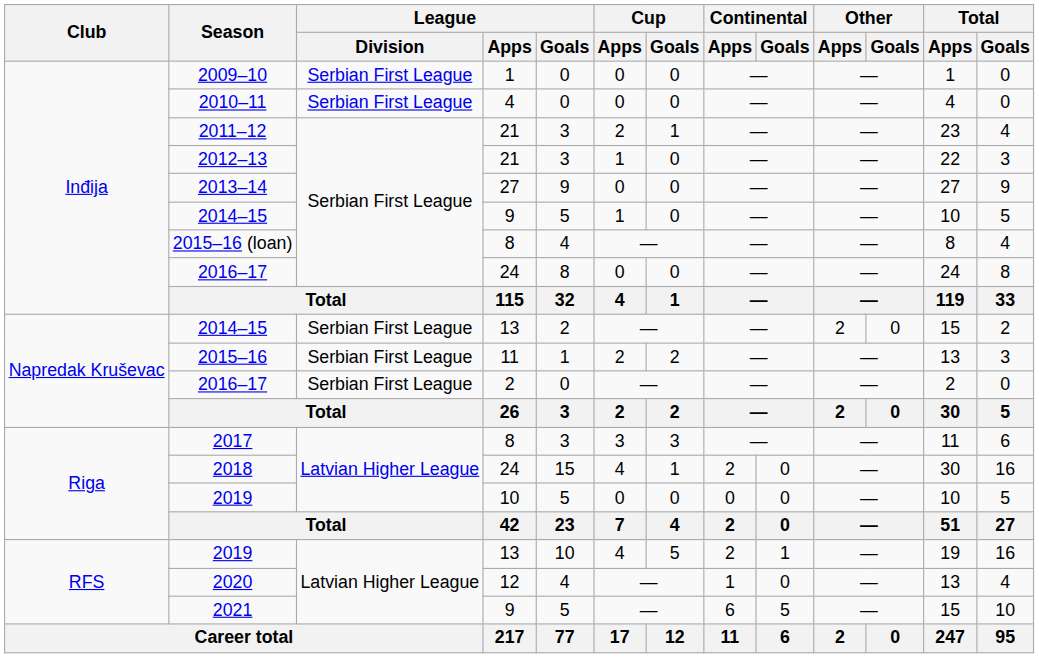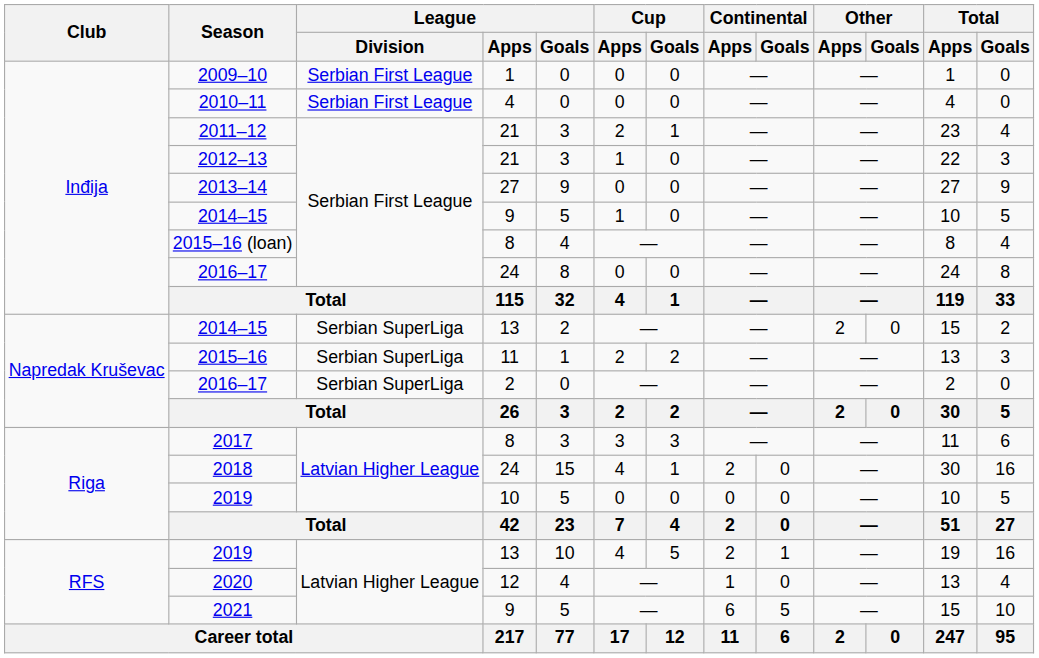(390, 328) Serbian First League -> (390, 328) Serbian SuperLiga
(390, 356) Serbian First League -> (390, 356) Serbian SuperLiga
(390, 384) Serbian First League -> (390, 384) Serbian SuperLiga
